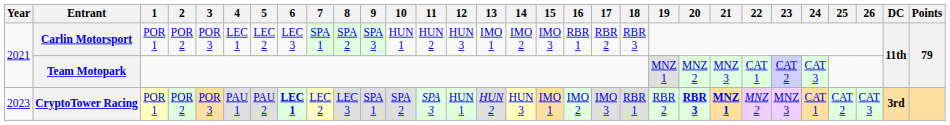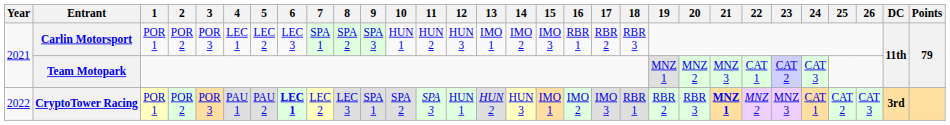(19, 103) 2023 -> (19, 103) 2022
(695, 103) bold -> (695, 103) normal
